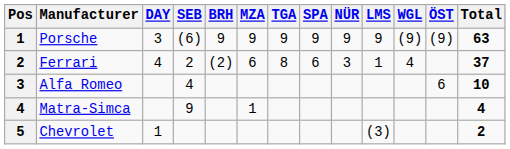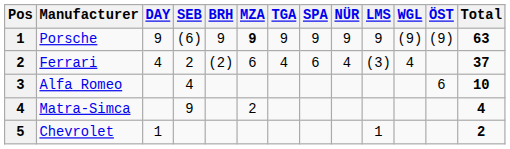(158, 39) 3 -> (158, 39) 9
(252, 39) normal -> (252, 39) bold
(284, 62) 8 -> (284, 62) 4
(347, 62) 3 -> (347, 62) 4
(378, 62) 1 -> (378, 62) (3)
(252, 109) 1 -> (252, 109) 2
(378, 132) (3) -> (378, 132) 1
